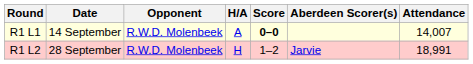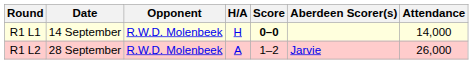(238, 31) A -> (238, 31) H
(434, 31) 14,007 -> (434, 31) 14,000
(238, 50) H -> (238, 50) A
(434, 50) 18,991 -> (434, 50) 26,000
